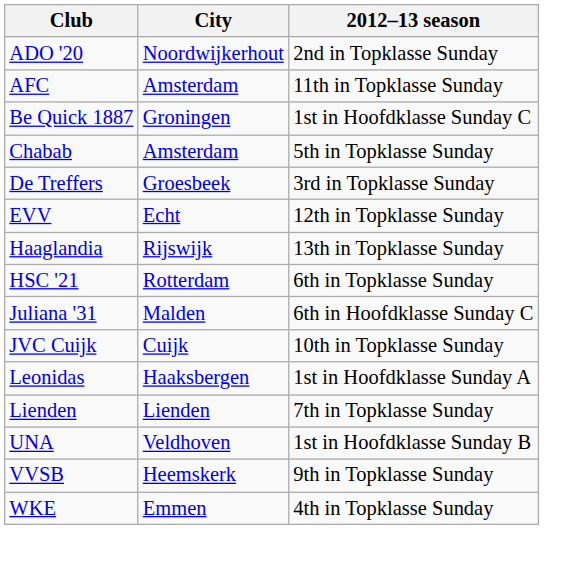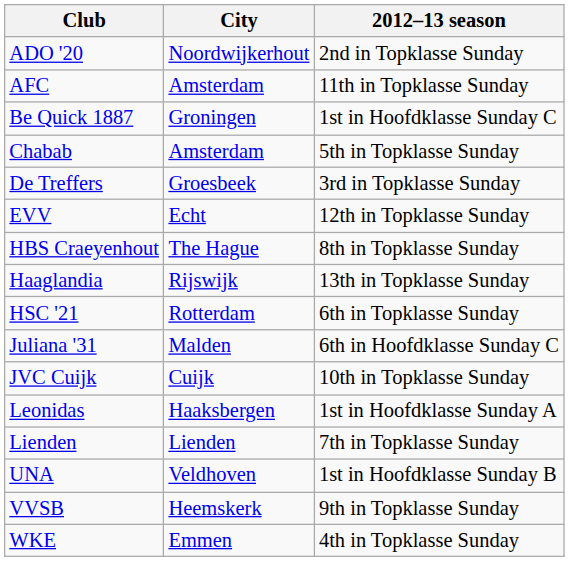+ row: (84, 248)
